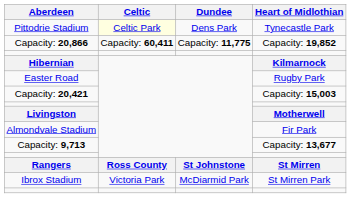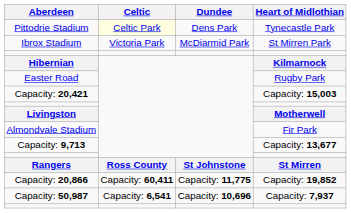rows swapped: (51, 43) <-> (51, 180)
+ row: (51, 196)
